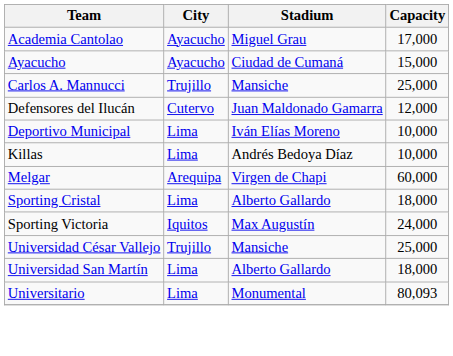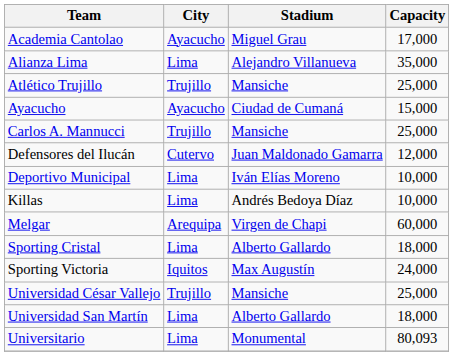+ row: (48, 62)
+ row: (55, 85)
